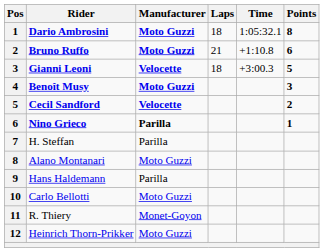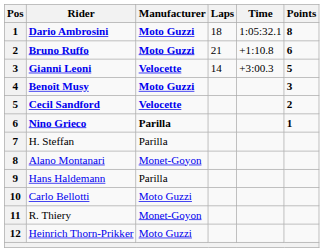(216, 68) 18 -> (216, 68) 14
(165, 160) Moto Guzzi -> (170, 160) Monet-Goyon
